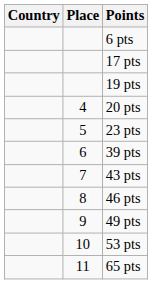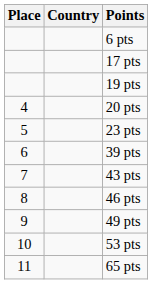columns swapped: (83, 15) <-> (34, 15)
